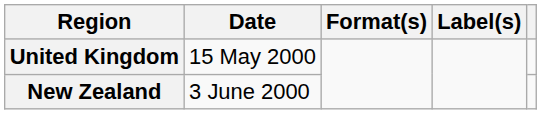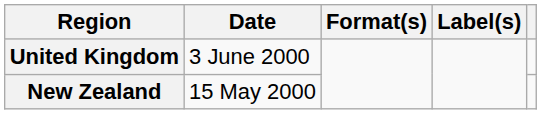(252, 56) 15 May 2000 -> (249, 56) 3 June 2000
(249, 91) 3 June 2000 -> (252, 91) 15 May 2000
